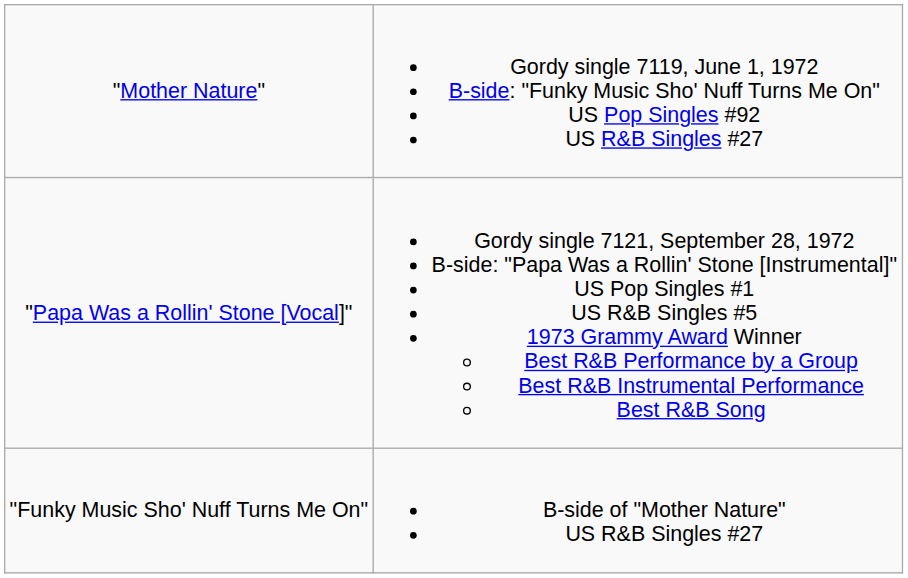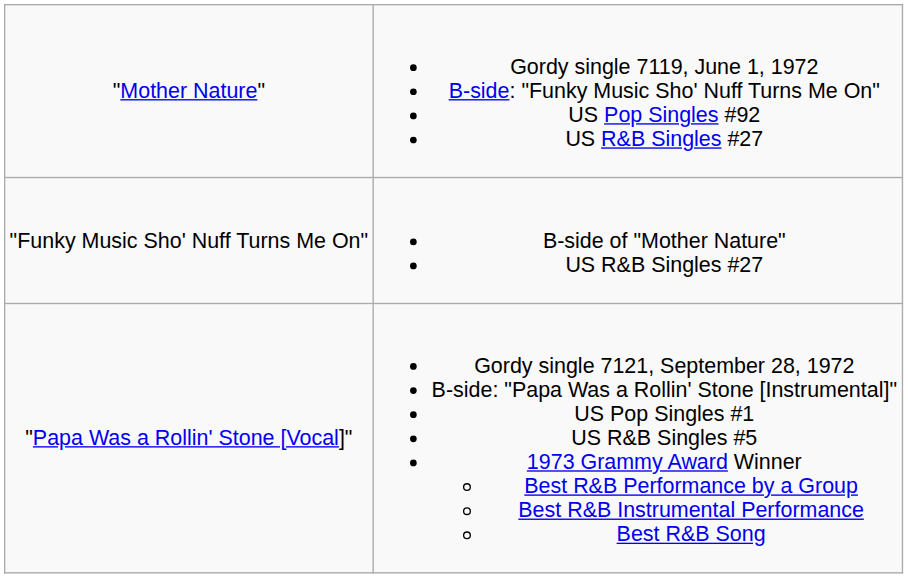rows swapped: (189, 510) <-> (189, 312)
